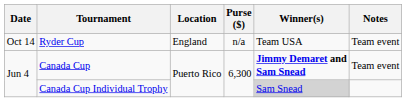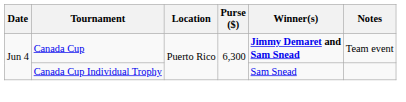- row: (62, 42)
(279, 88) lightgrey background -> (274, 71) no background
